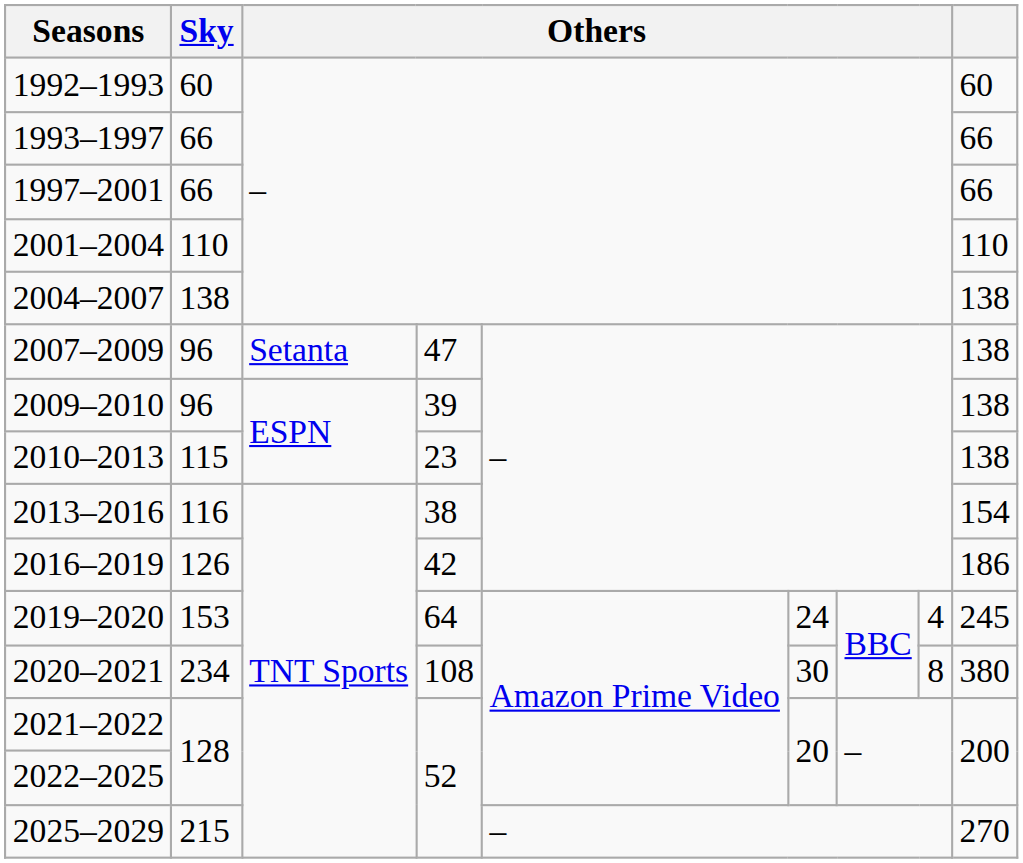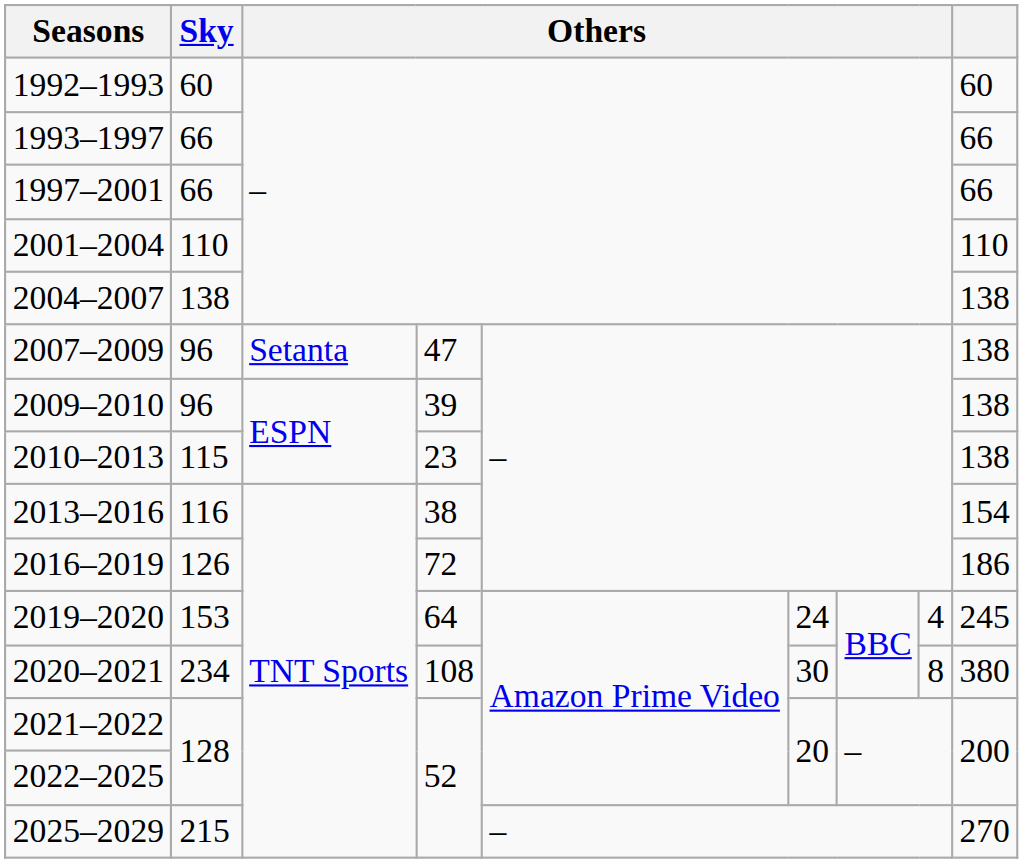(440, 564) 42 -> (440, 564) 72
